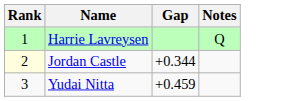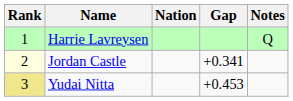+ column: (176, 15)
(175, 61) +0.344 -> (224, 61) +0.341
(25, 84) no background -> (25, 84) khaki background
(175, 84) +0.459 -> (224, 84) +0.453
